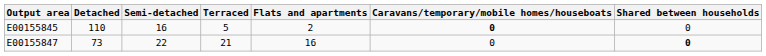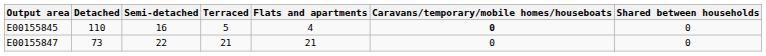(310, 28) 2 -> (310, 28) 4
(310, 43) 16 -> (310, 43) 21
(688, 43) bold -> (688, 43) normal
